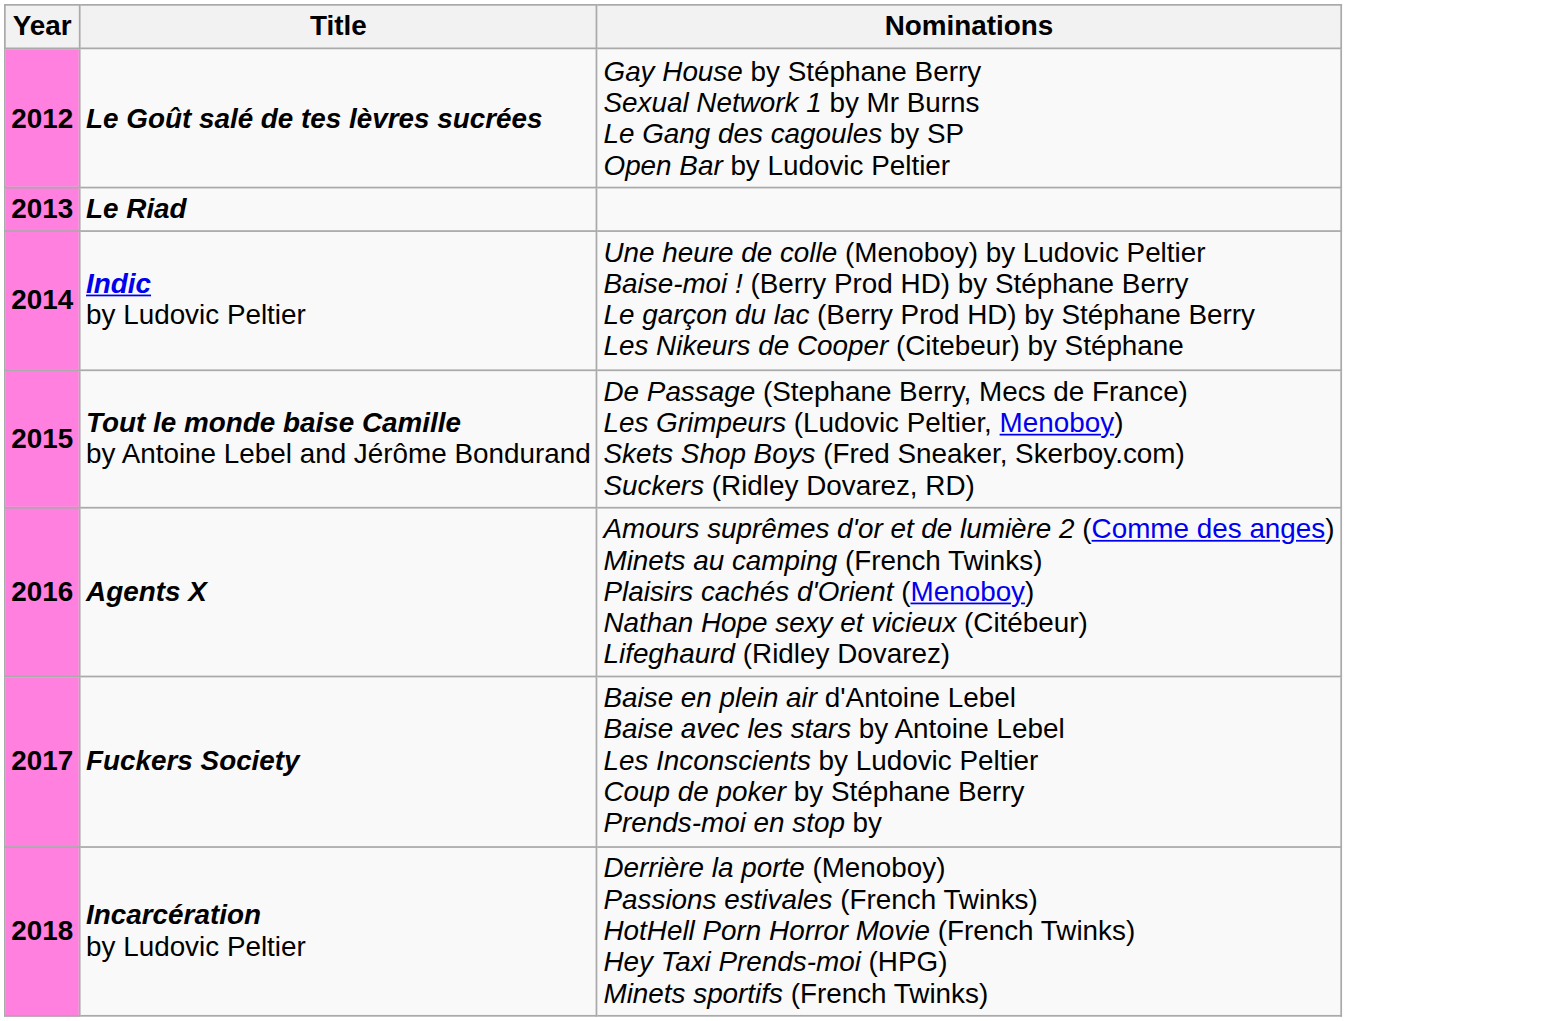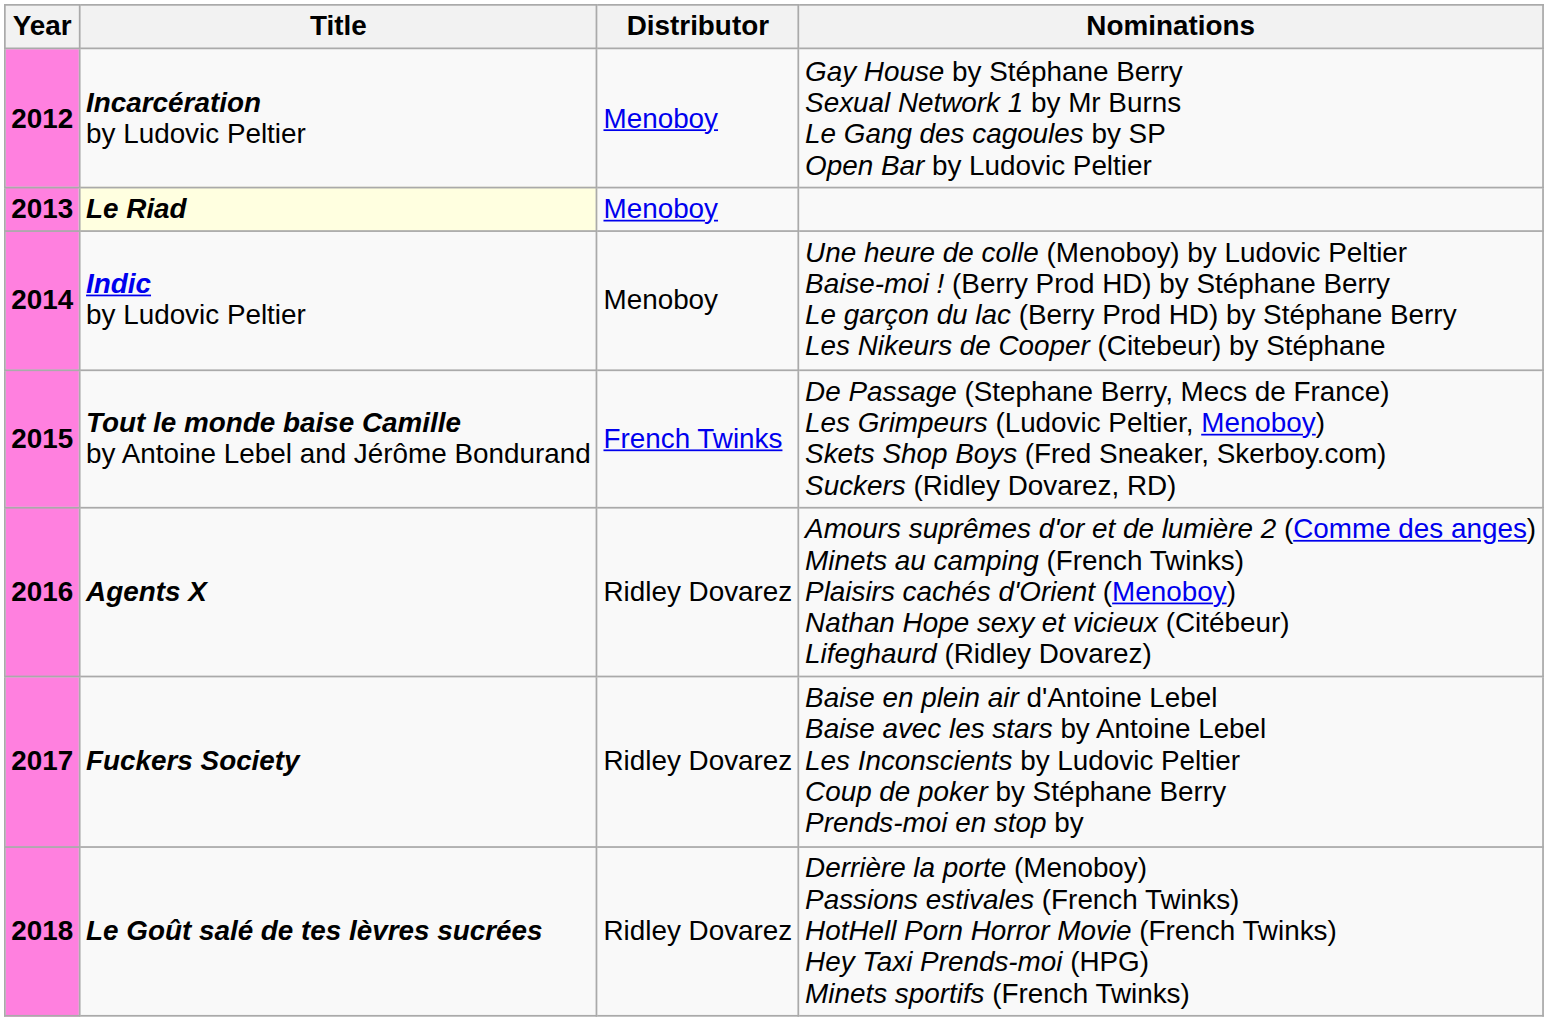+ column: (698, 26)
(314, 117) Le Goût salé de tes lèvres sucrées -> (196, 117) Incarcération by Ludovic Peltier
(136, 208) no background -> (136, 208) lightyellow background
(196, 930) Incarcération by Ludovic Peltier -> (314, 930) Le Goût salé de tes lèvres sucrées
